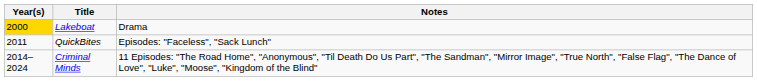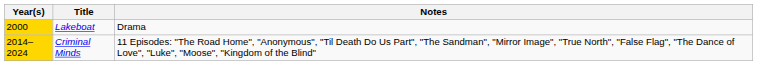- row: (78, 42)
(20, 63) no background -> (20, 47) gold background
